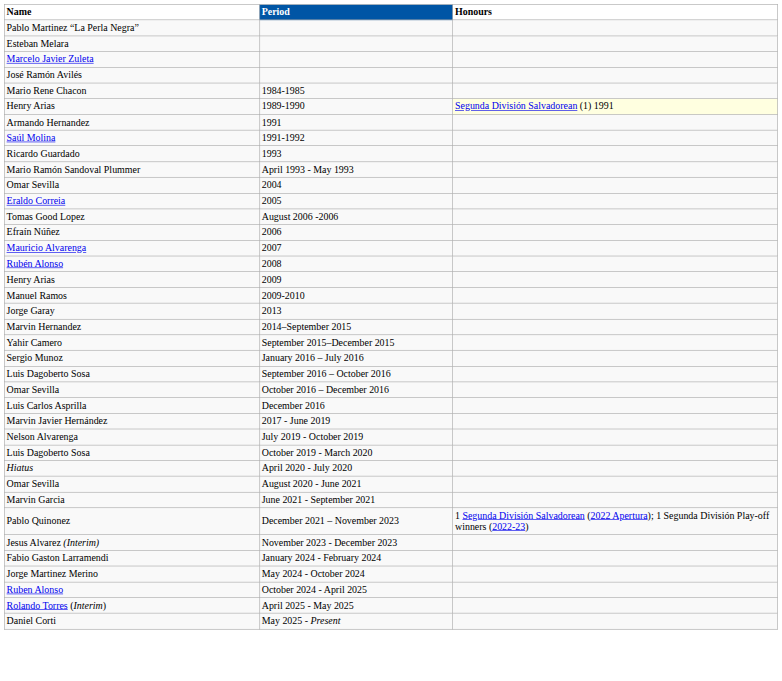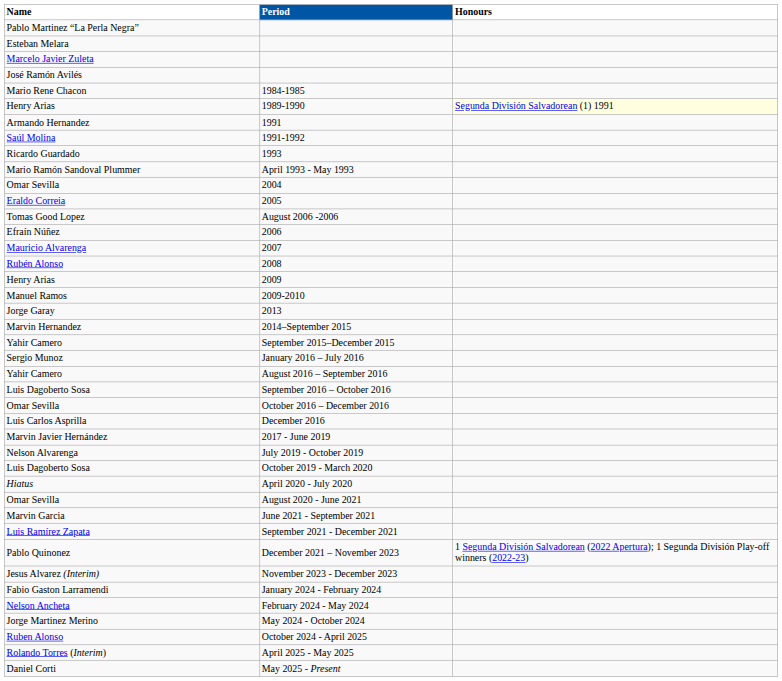+ row: (34, 374)
+ row: (48, 531)
+ row: (38, 605)
